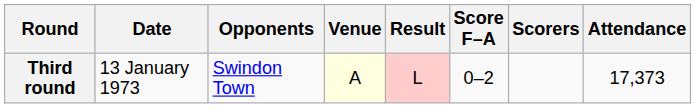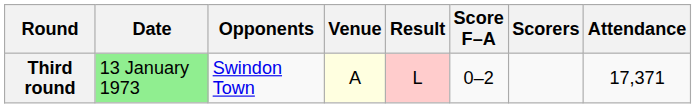(144, 78) no background -> (144, 78) lightgreen background
(637, 78) 17,373 -> (637, 78) 17,371
